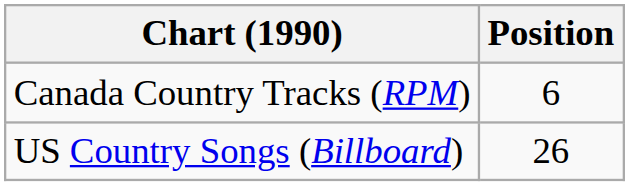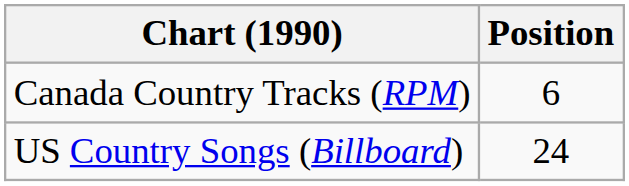(551, 150) 26 -> (551, 150) 24
